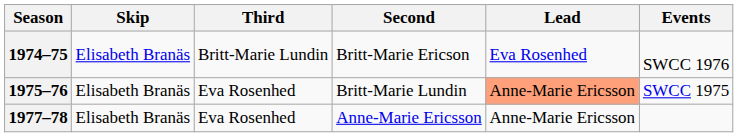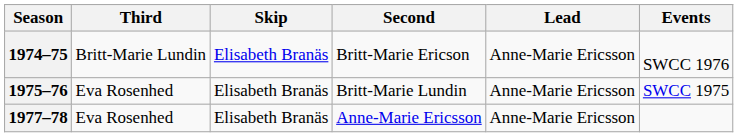columns swapped: (133, 17) <-> (263, 17)
(538, 54) Eva Rosenhed -> (562, 54) Anne-Marie Ericsson
(562, 90) lightsalmon background -> (562, 90) no background
